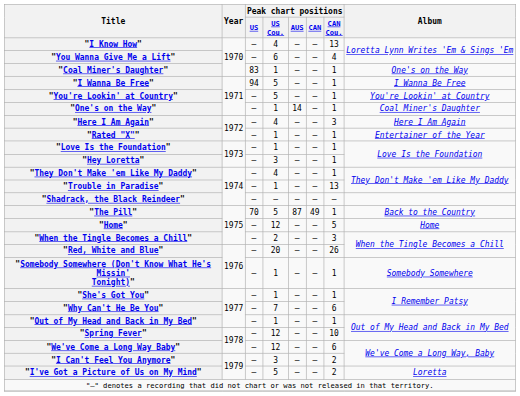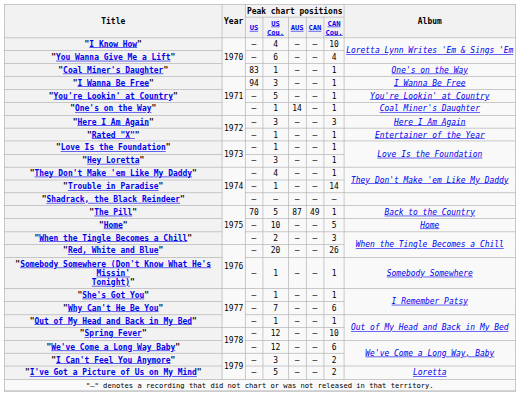(334, 44) 13 -> (334, 44) 10
(276, 83) 5 -> (276, 83) 3
(276, 122) 4 -> (276, 122) 3
(334, 186) 13 -> (334, 186) 14
(276, 225) 12 -> (276, 225) 10
